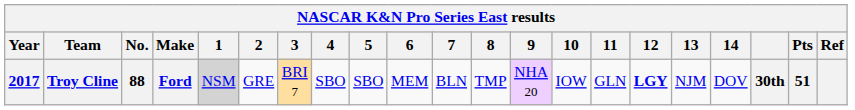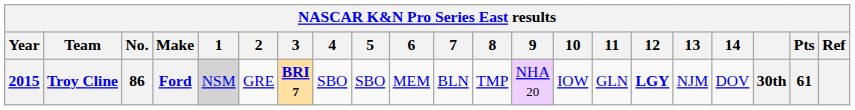(24, 81) 2017 -> (24, 81) 2015
(137, 81) 88 -> (137, 81) 86
(295, 81) normal -> (296, 81) bold
(803, 81) 51 -> (804, 81) 61
